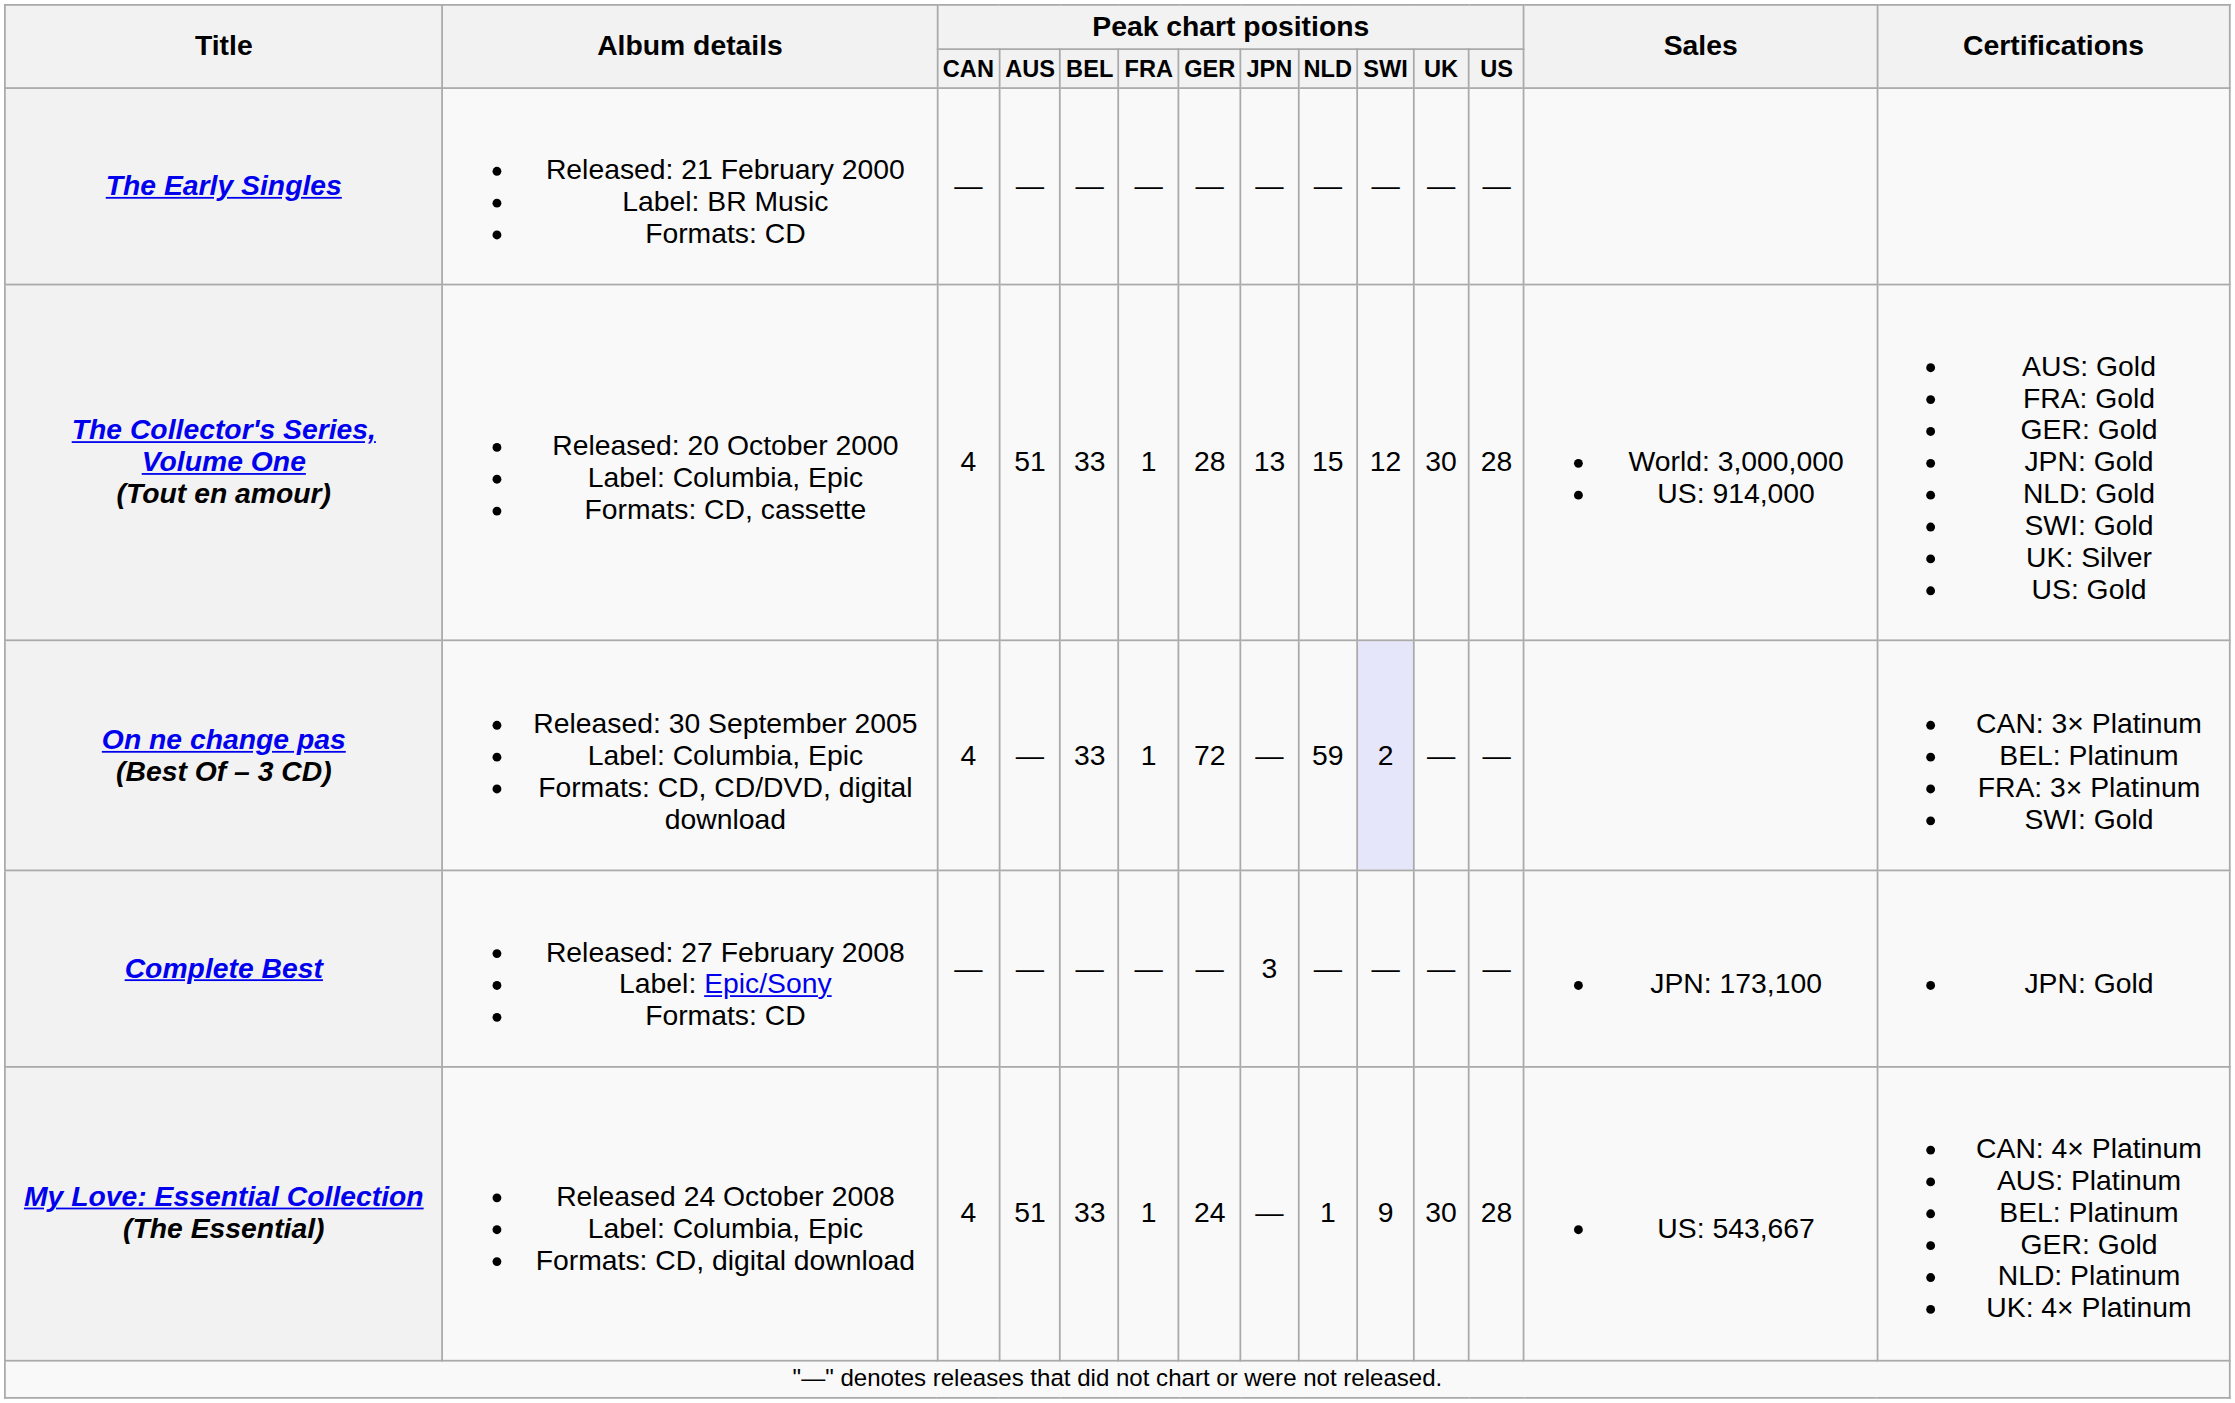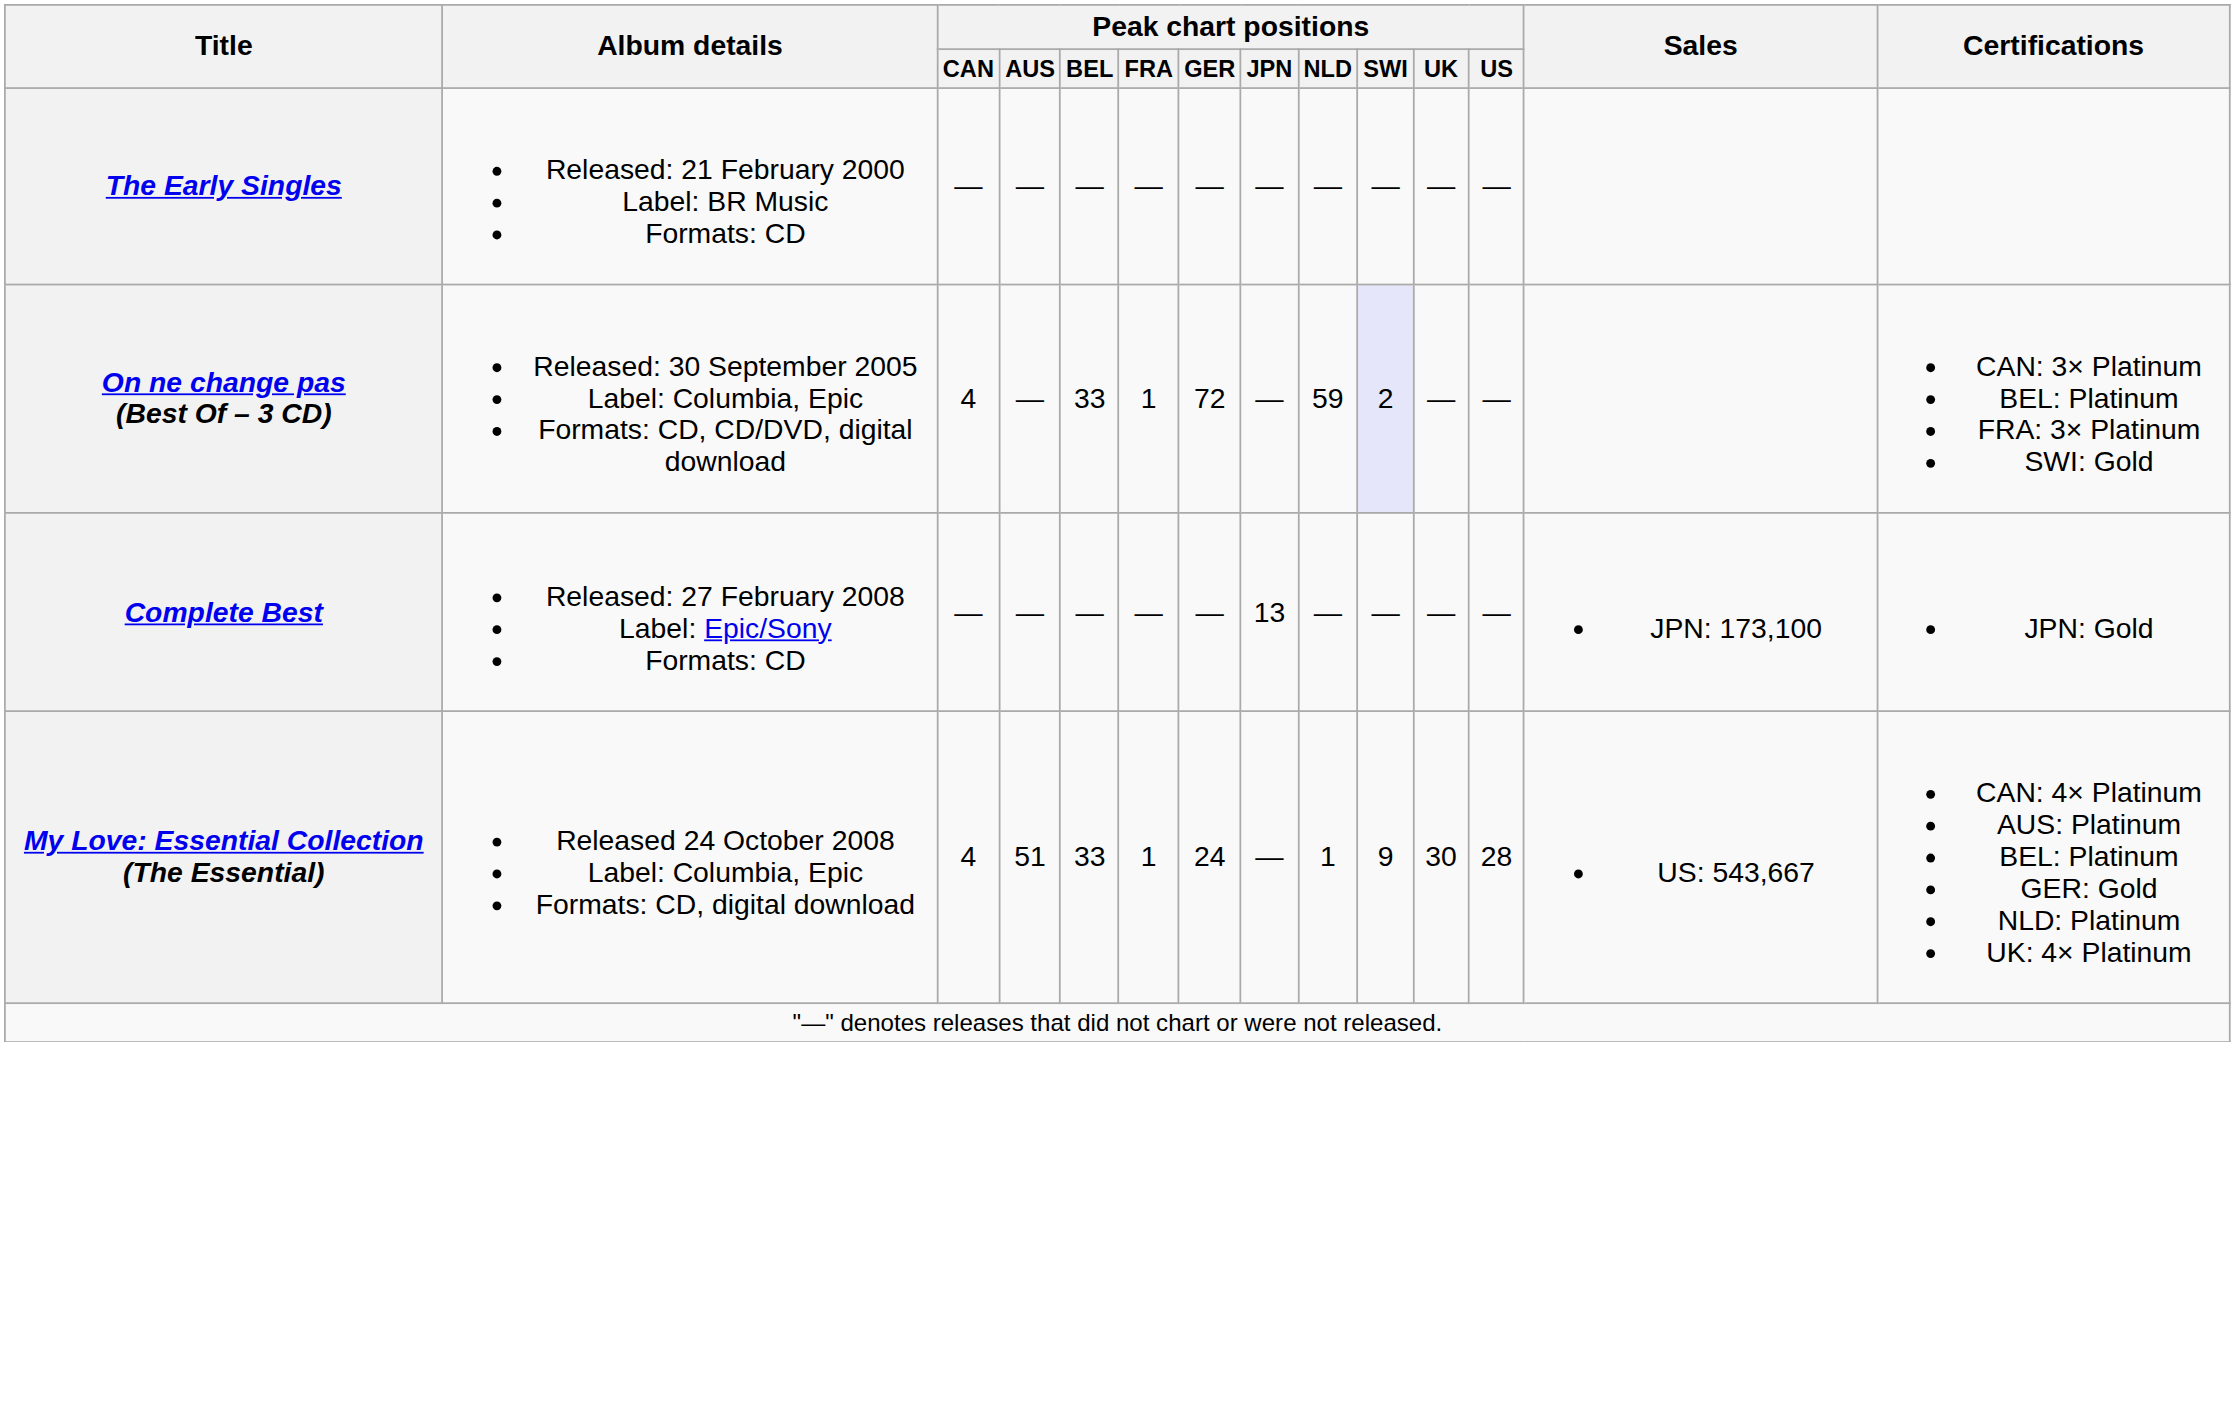- row: (224, 462)
(1269, 968) 3 -> (1269, 611) 13
